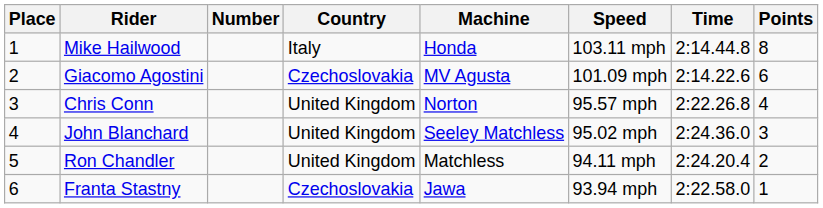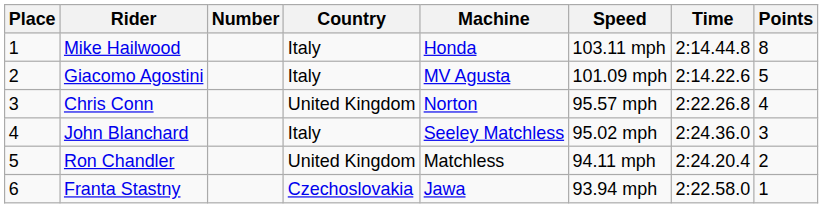(351, 76) Czechoslovakia -> (304, 76) Italy
(764, 76) 6 -> (764, 76) 5
(352, 133) United Kingdom -> (304, 133) Italy
